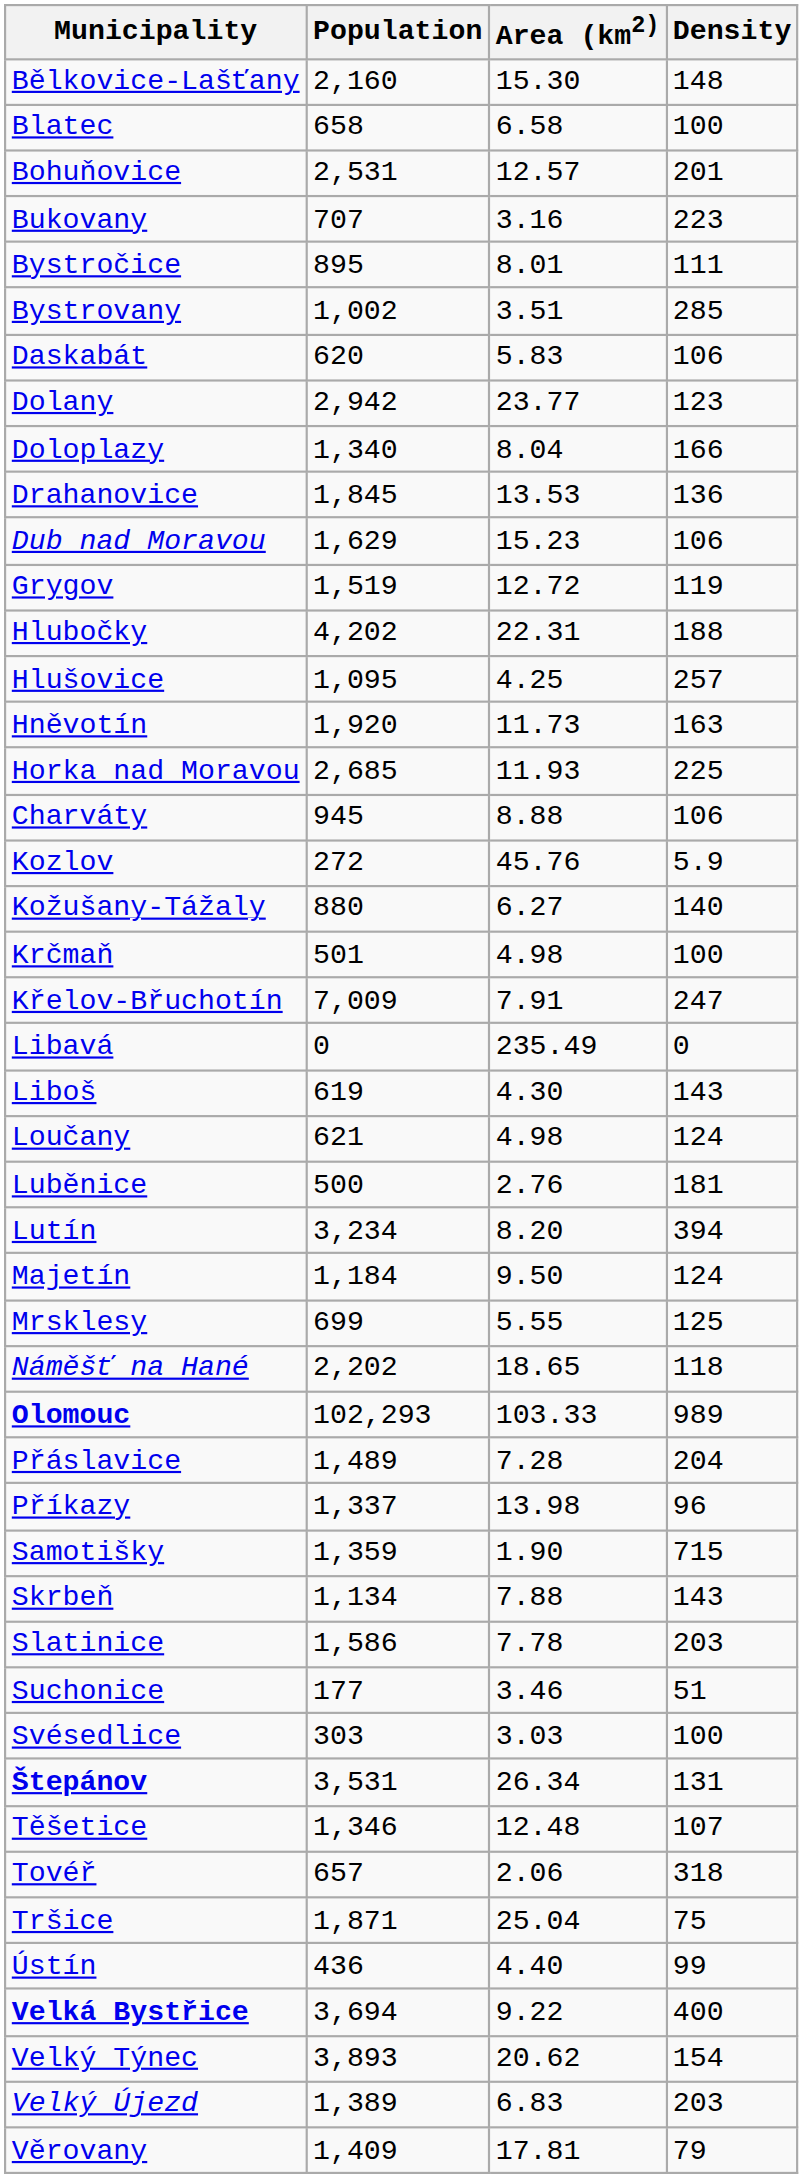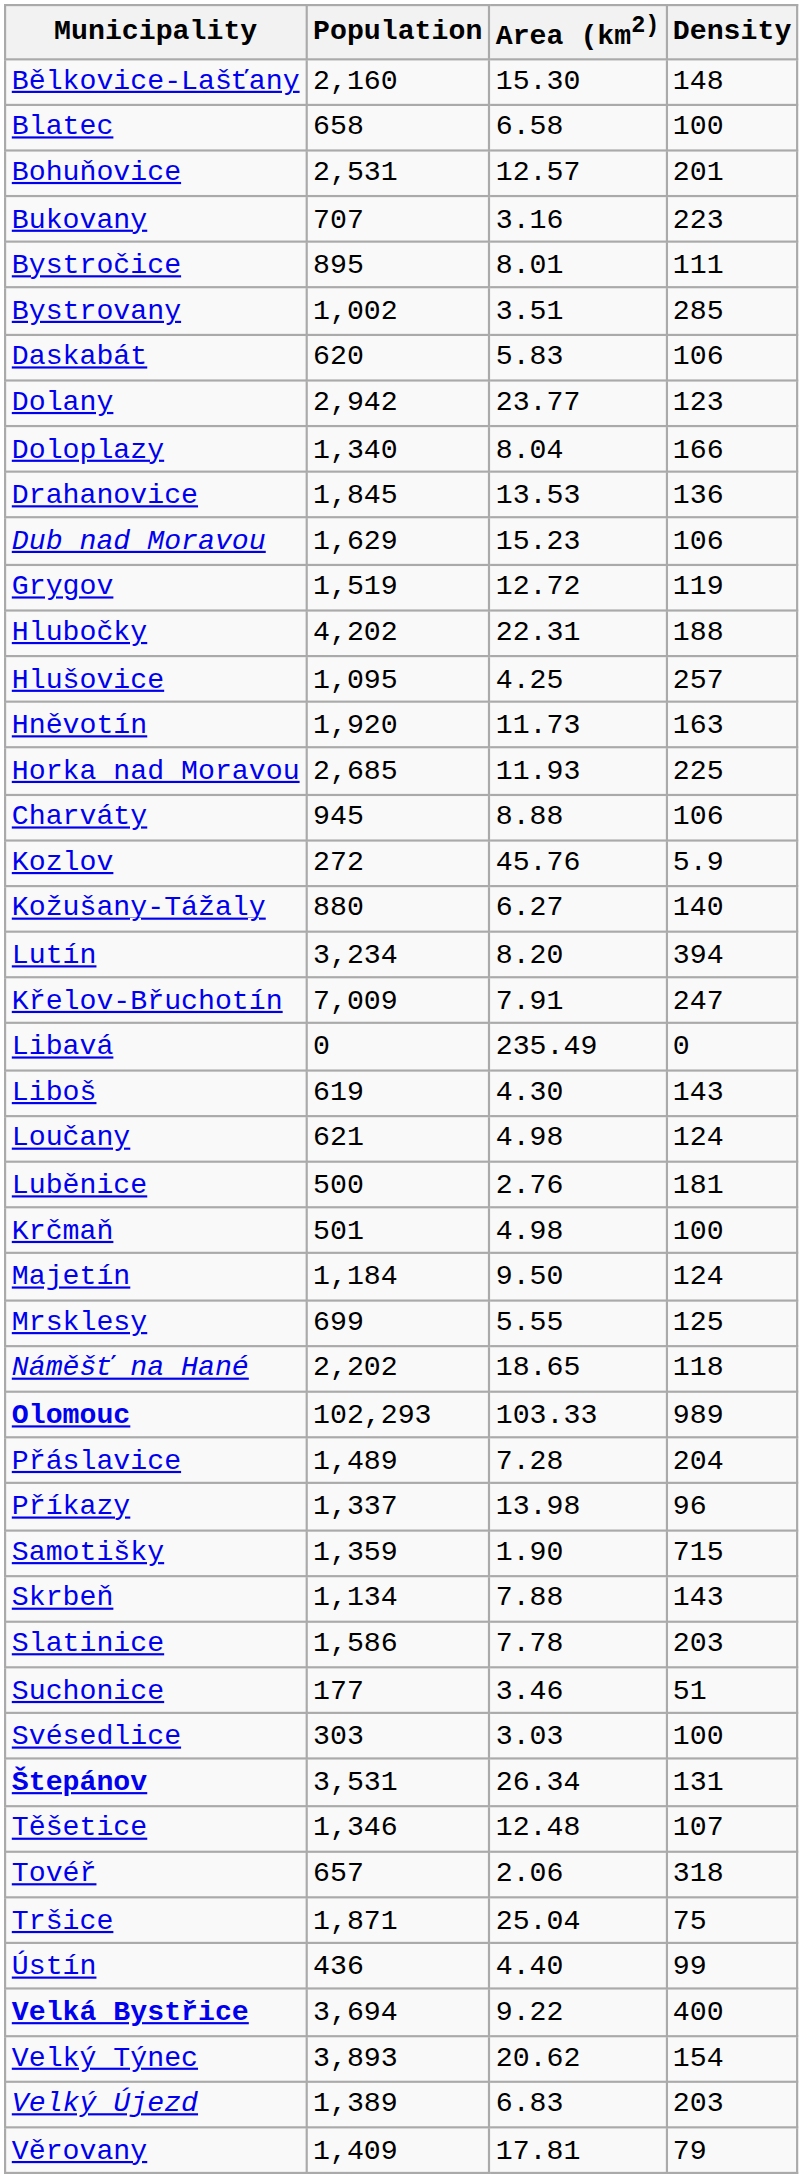rows swapped: (63, 955) <-> (54, 1231)
